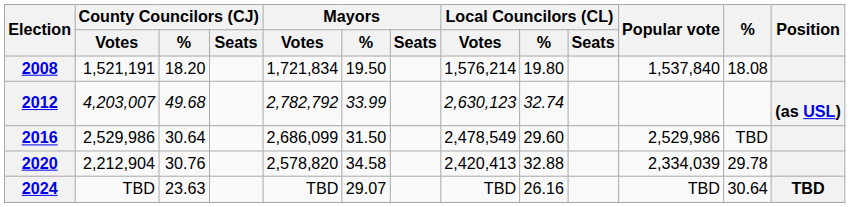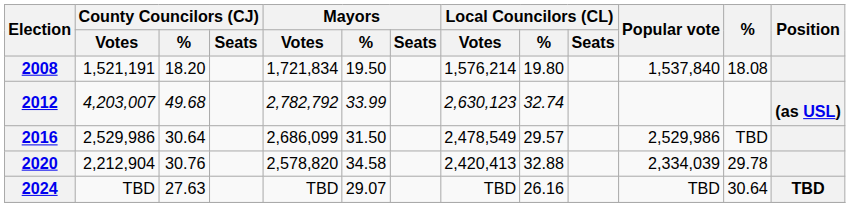(544, 138) 29.60 -> (544, 138) 29.57
(185, 189) 23.63 -> (185, 189) 27.63
